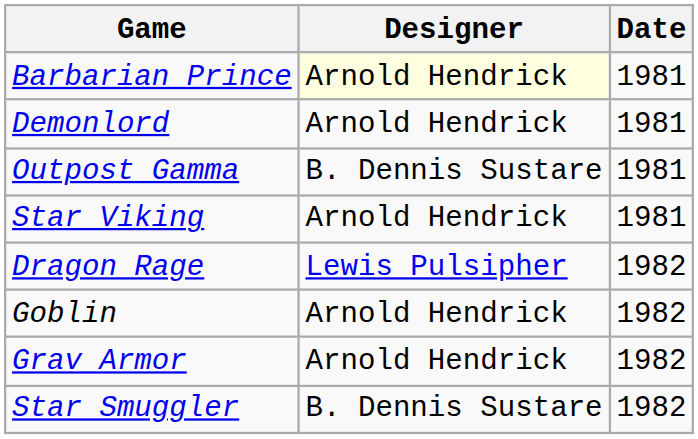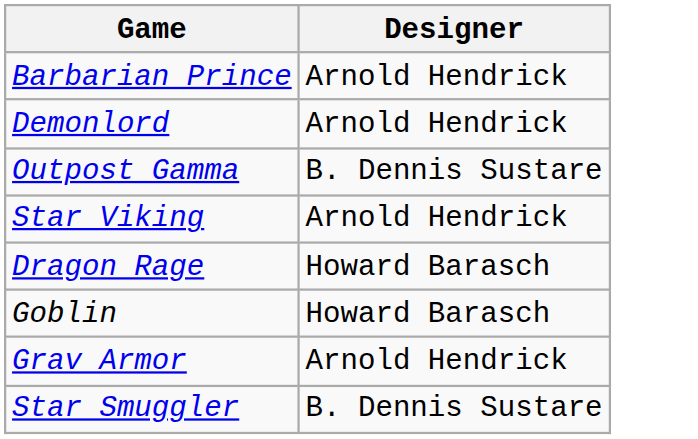- column: (651, 29)
(437, 76) lightyellow background -> (437, 76) no background
(437, 266) Lewis Pulsipher -> (428, 266) Howard Barasch
(437, 314) Arnold Hendrick -> (428, 314) Howard Barasch
